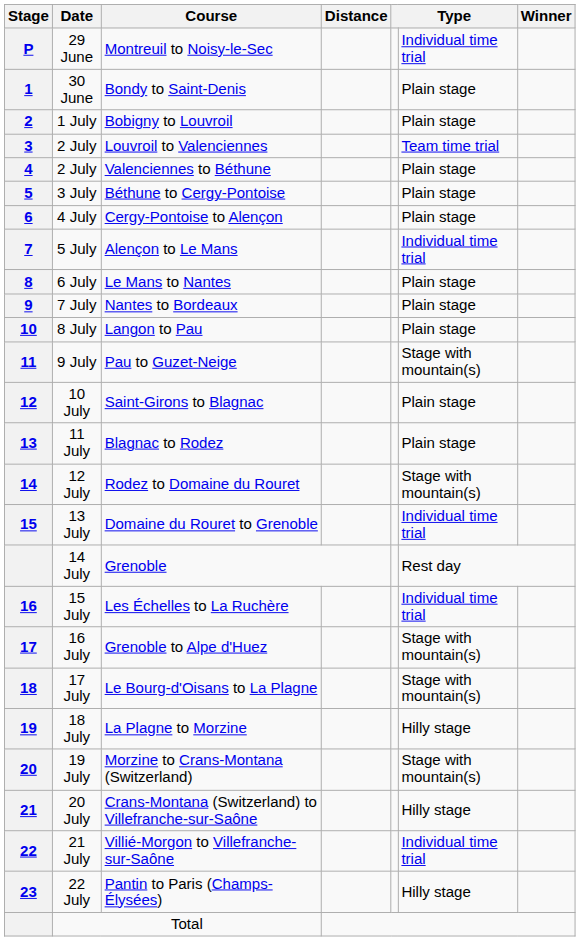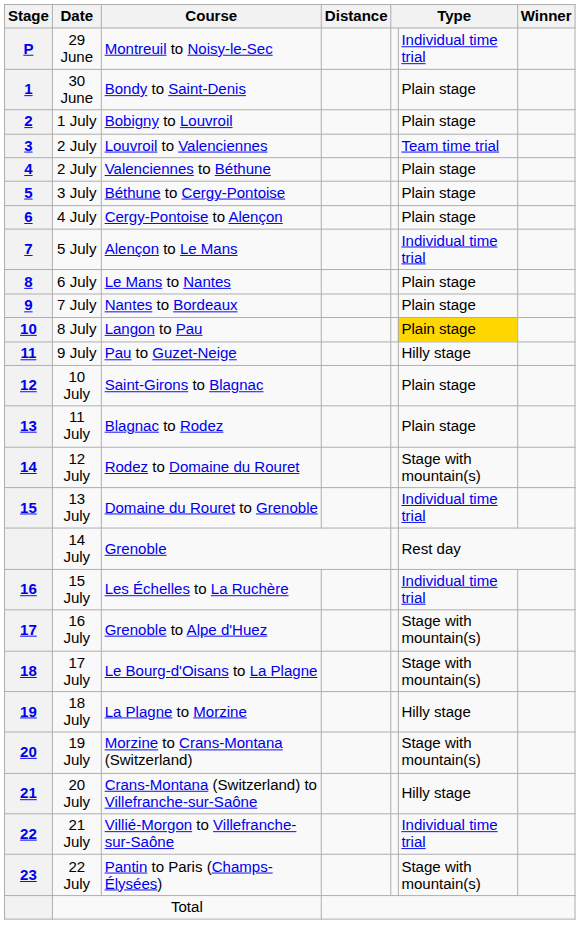(439, 329) no background -> (439, 329) gold background
(441, 361) Stage with mountain(s) -> (436, 353) Hilly stage
(436, 891) Hilly stage -> (441, 874) Stage with mountain(s)
